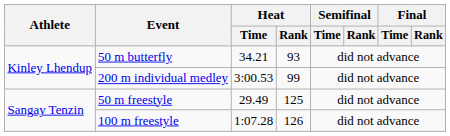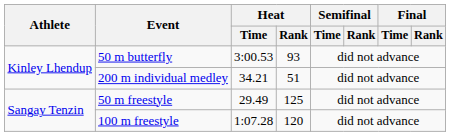(254, 57) 34.21 -> (254, 57) 3:00.53
(254, 78) 3:00.53 -> (254, 78) 34.21
(294, 78) 99 -> (294, 78) 51
(294, 121) 126 -> (294, 121) 120
